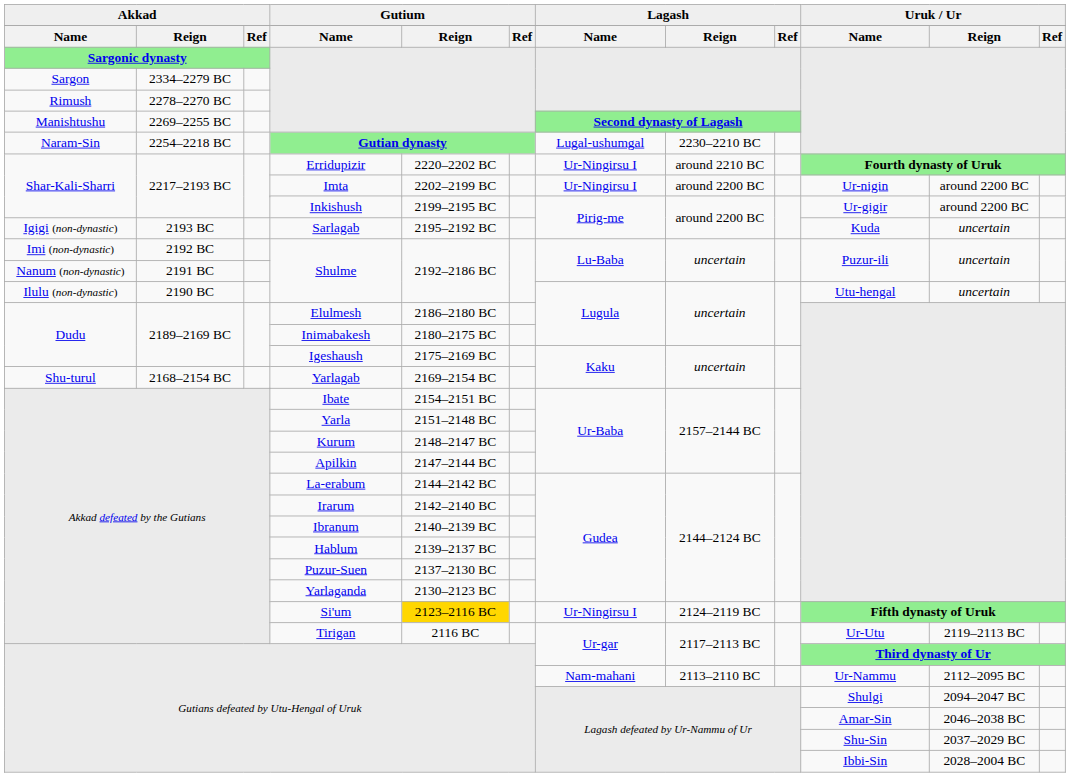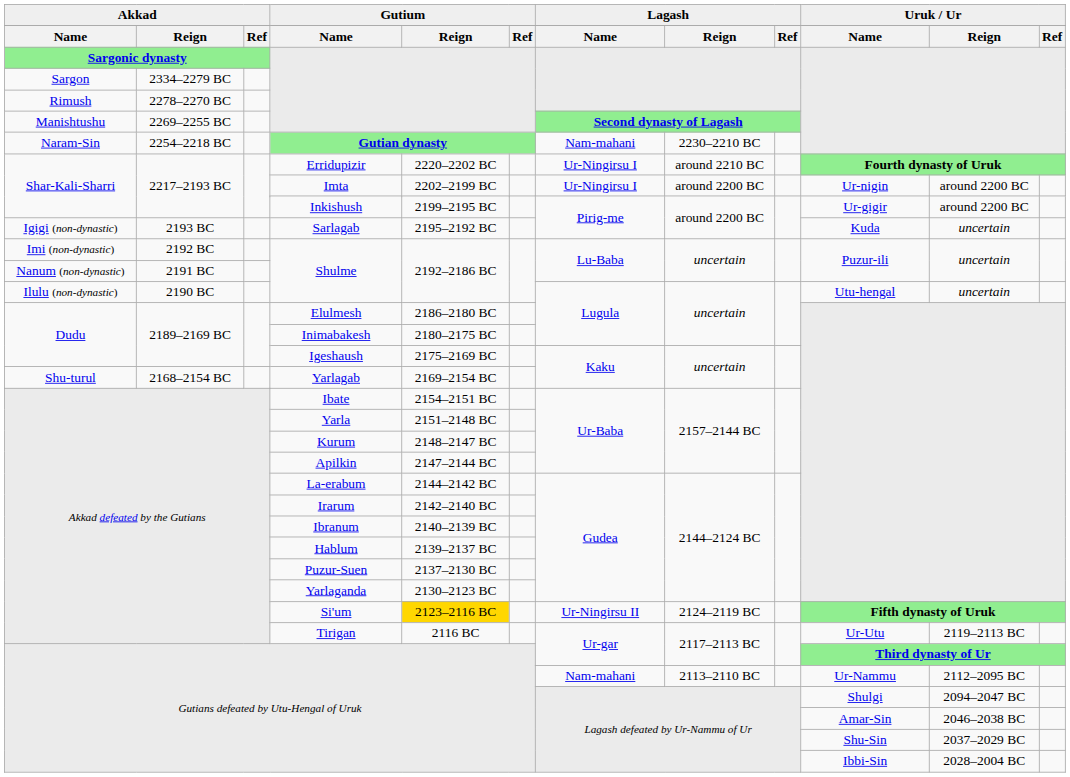(600, 143) Lugal-ushumgal -> (600, 143) Nam-mahani
(600, 611) Ur-Ningirsu I -> (600, 611) Ur-Ningirsu II
